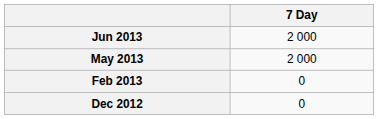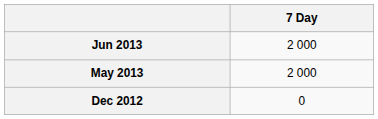- row: (117, 81)
